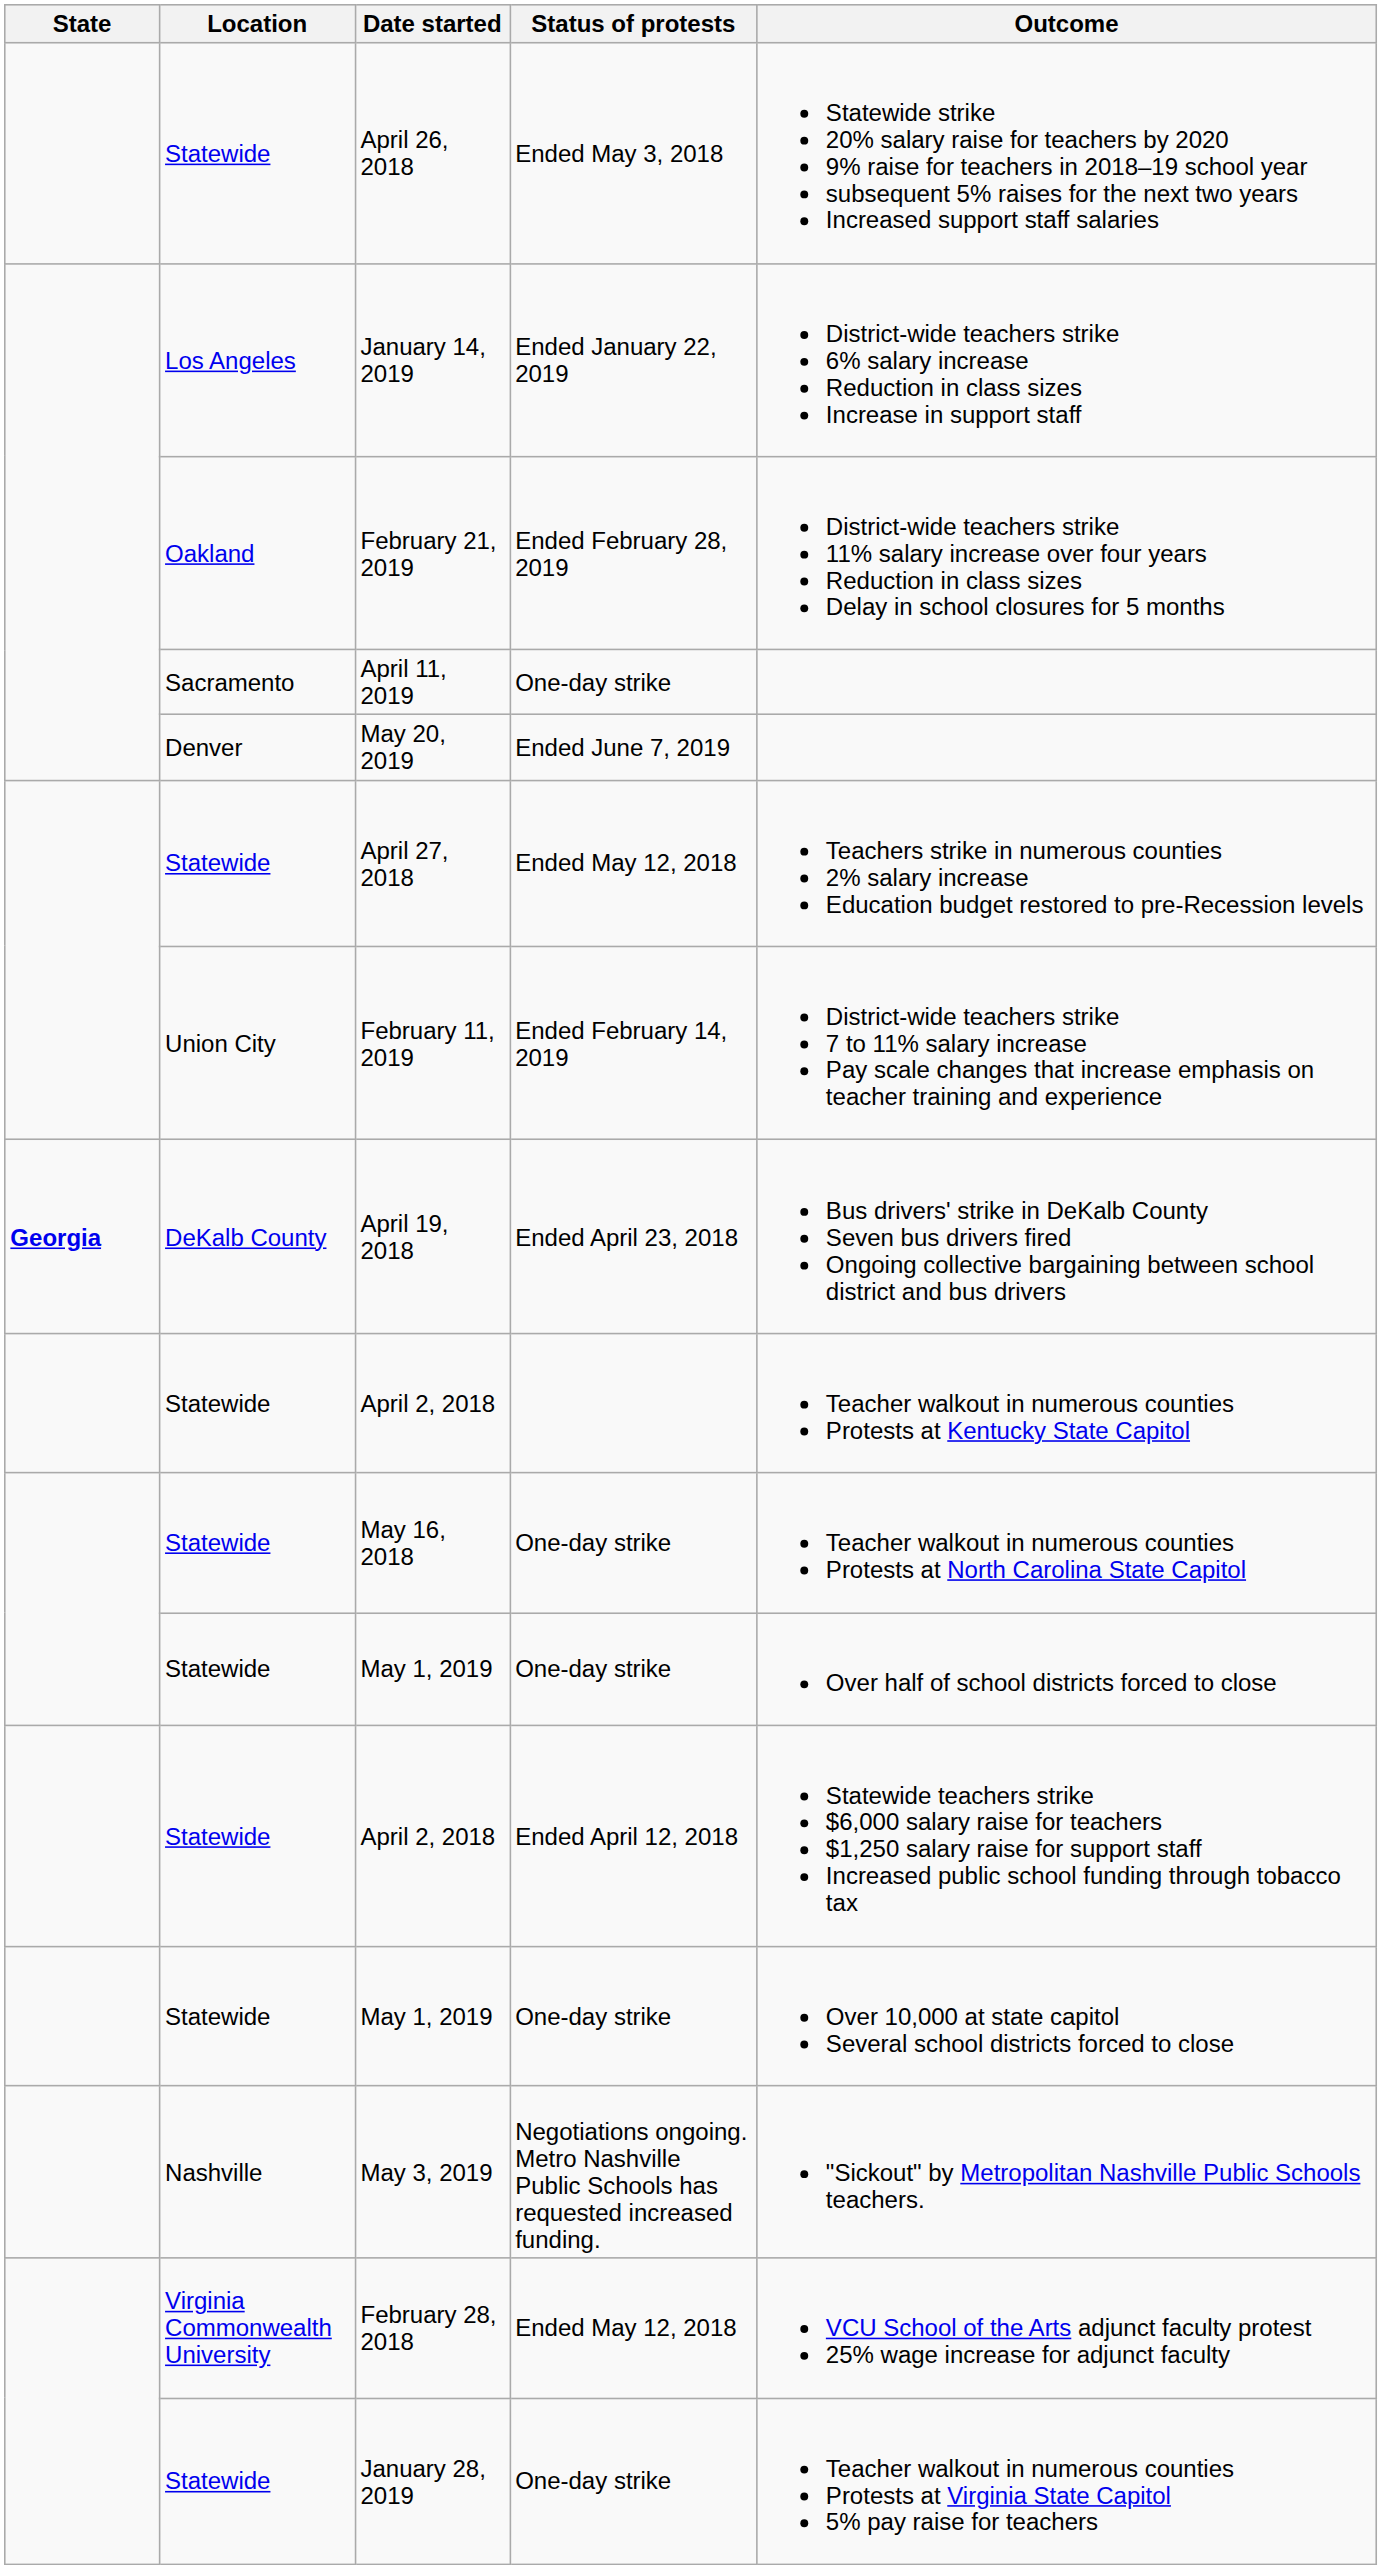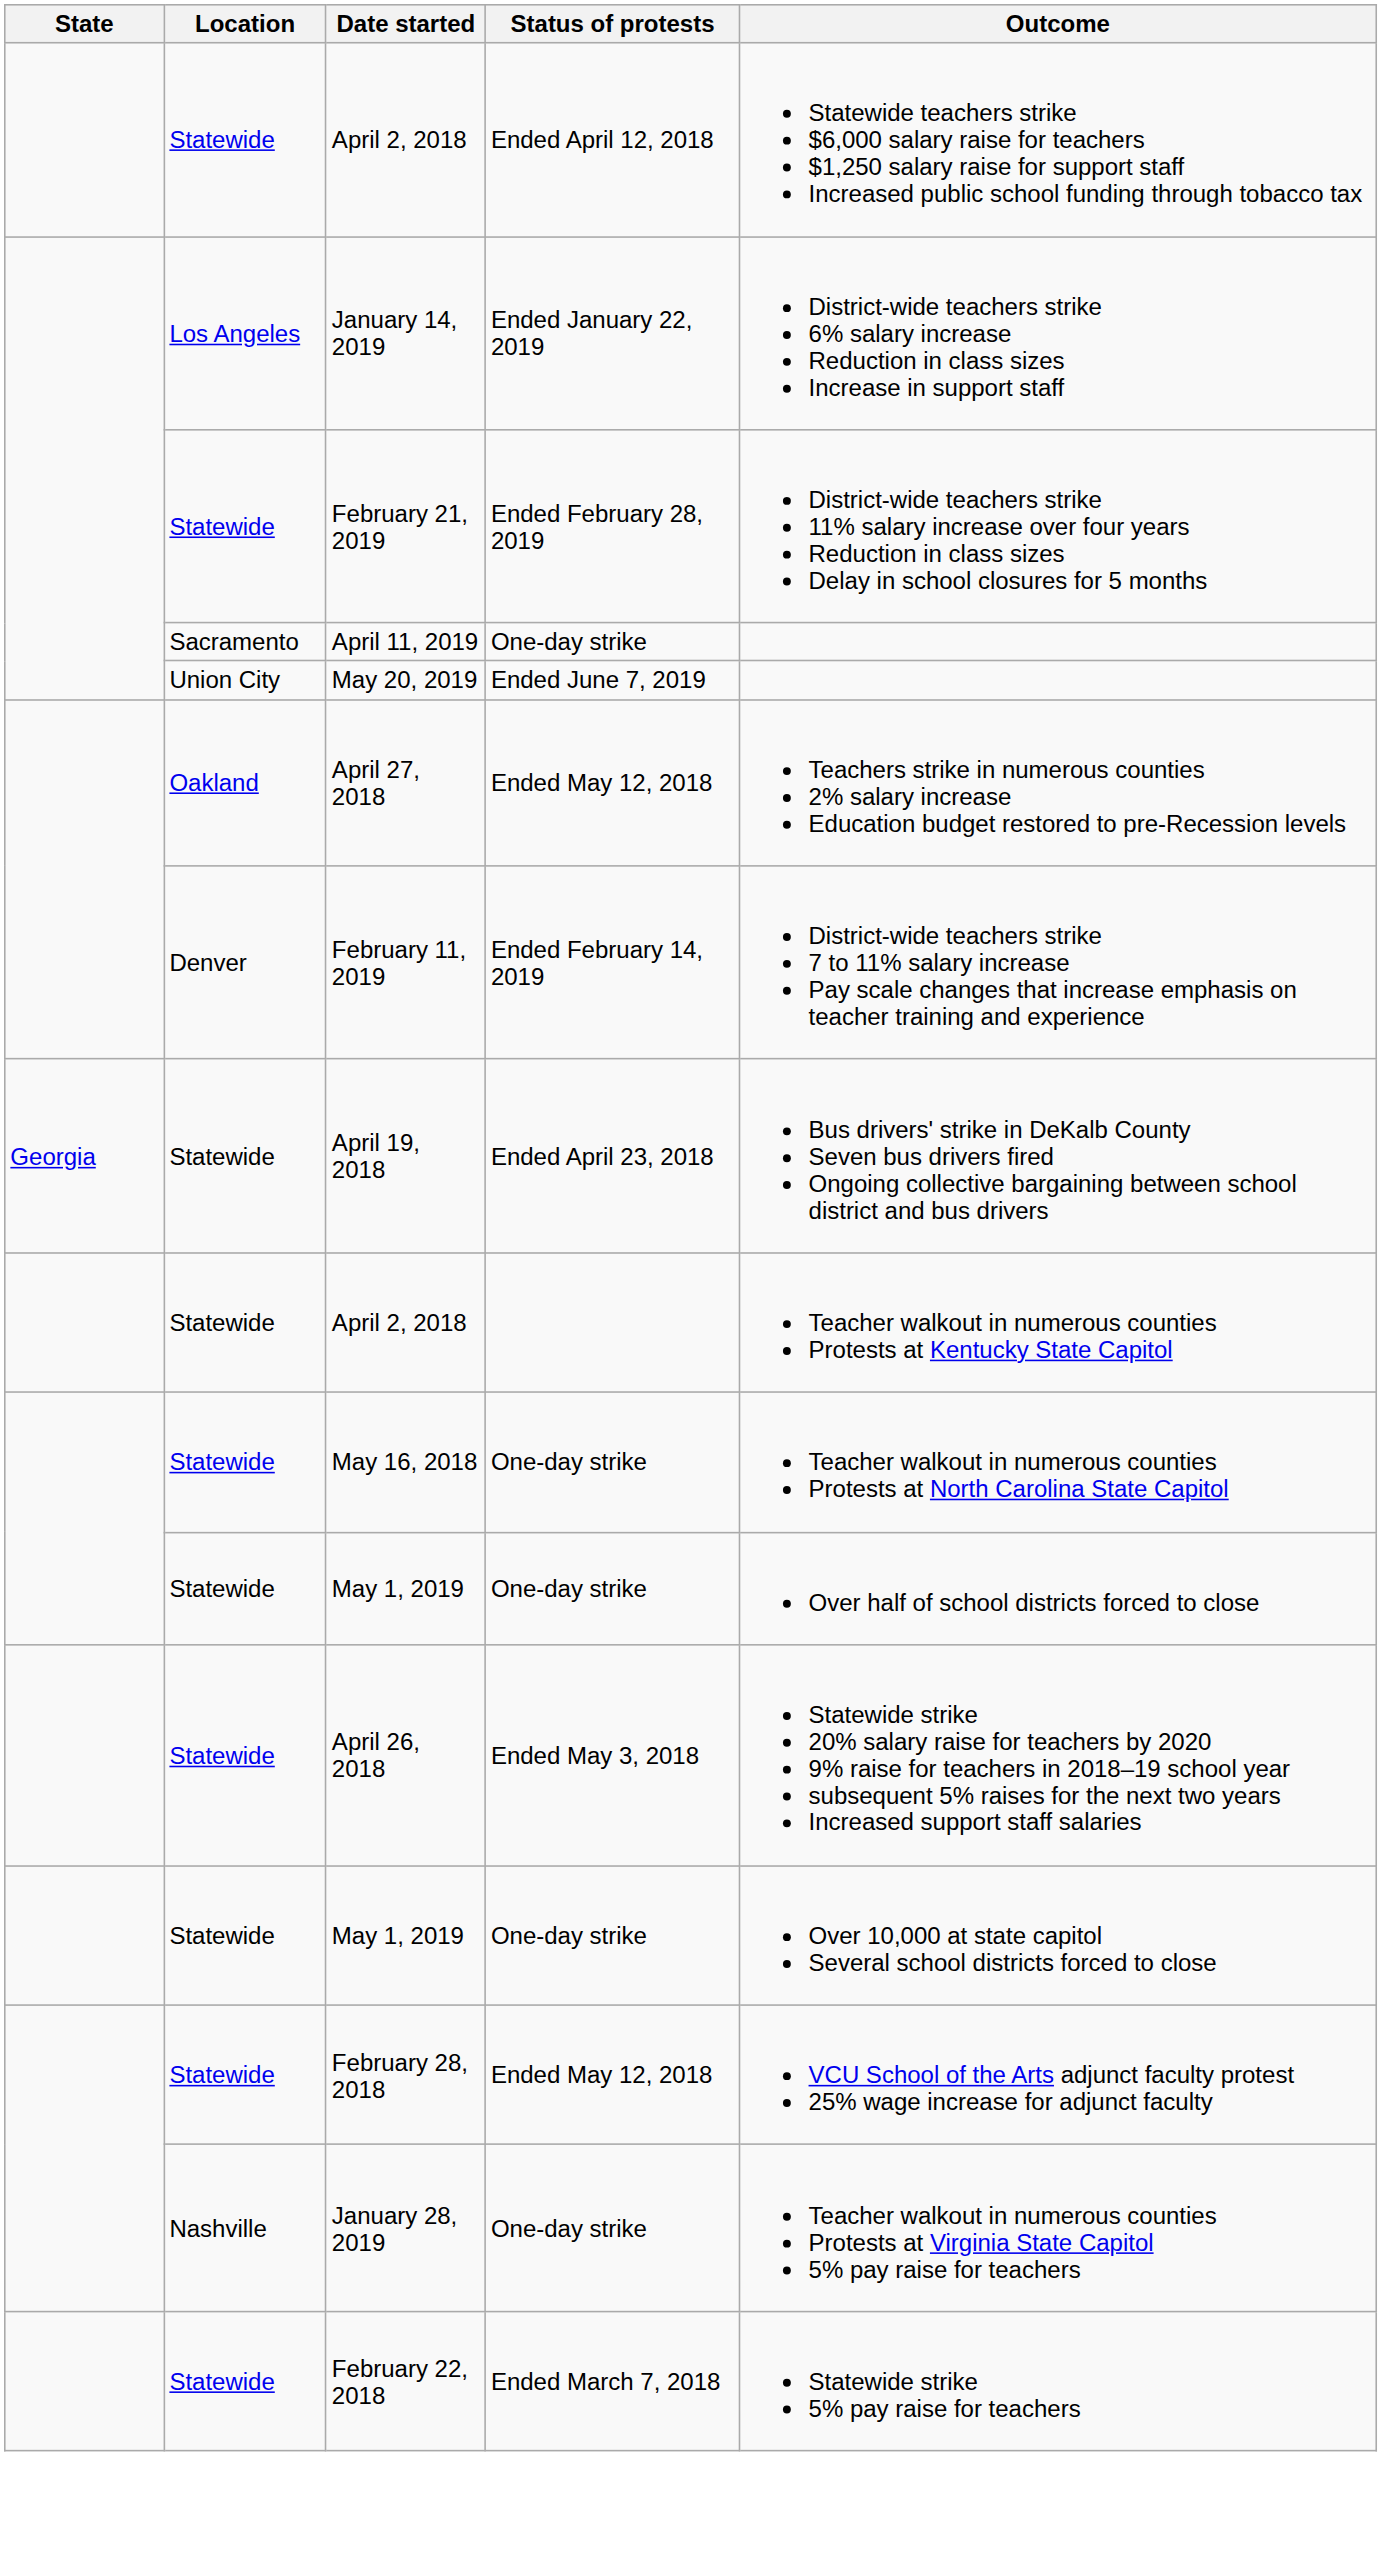rows swapped: (405, 153) <-> (428, 1836)
(210, 553) Oakland -> (222, 527) Statewide
(204, 748) Denver -> (225, 680) Union City
(218, 863) Statewide -> (214, 783) Oakland
(220, 1043) Union City -> (208, 963) Denver
(56, 1237) bold -> (53, 1156) normal
(246, 1237) DeKalb County -> (222, 1156) Statewide
- row: (427, 2172)
(248, 2328) Virginia Commonwealth University -> (222, 2075) Statewide
(218, 2481) Statewide -> (218, 2228) Nashville
+ row: (400, 2381)
